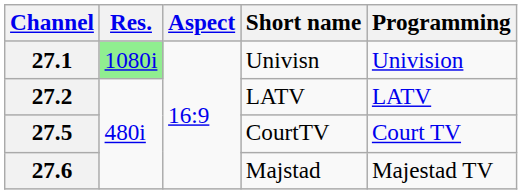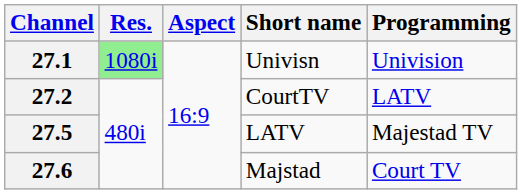(275, 96) LATV -> (288, 96) CourtTV
(288, 133) CourtTV -> (275, 133) LATV
(416, 133) Court TV -> (433, 133) Majestad TV
(433, 170) Majestad TV -> (416, 170) Court TV
